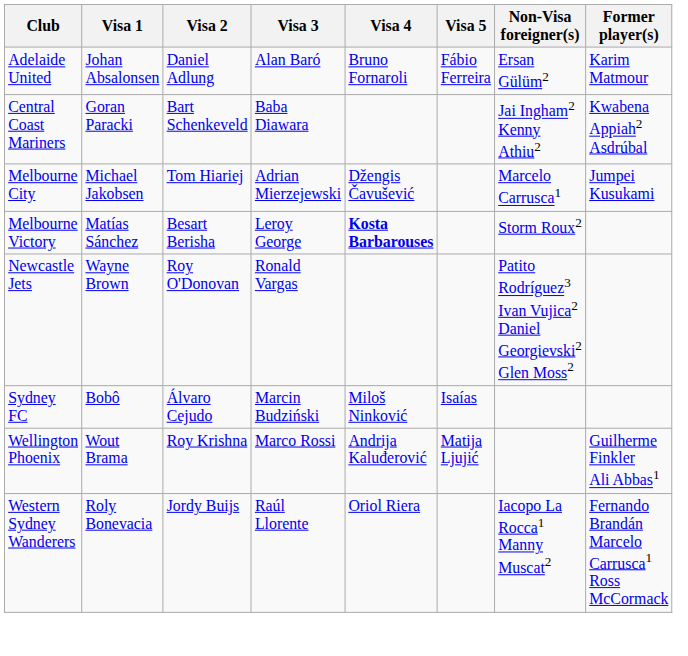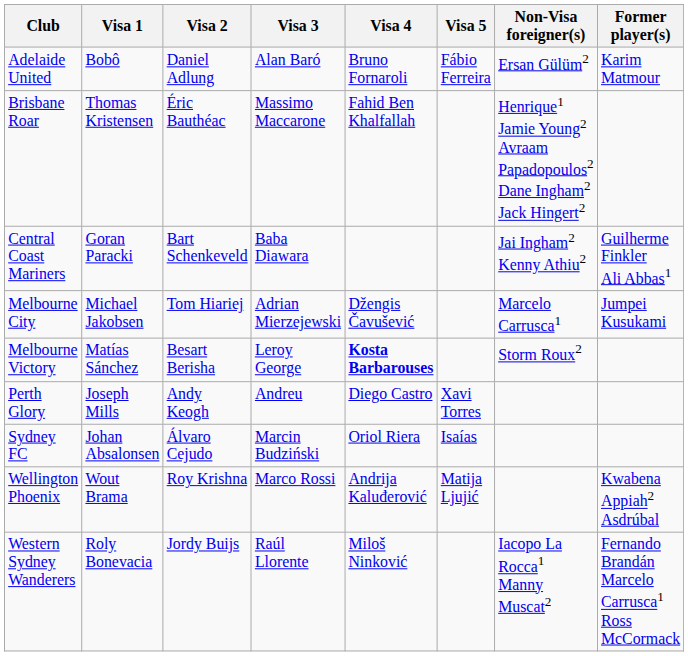(122, 68) Johan Absalonsen -> (103, 60) Bobô
+ row: (36, 111)
(619, 127) Kwabena Appiah2 Asdrúbal -> (636, 258) Guilherme Finkler Ali Abbas1
- row: (41, 275)
+ row: (27, 402)
(103, 398) Bobô -> (122, 445) Johan Absalonsen
(378, 406) Miloš Ninković -> (384, 436) Oriol Riera
(624, 460) Guilherme Finkler Ali Abbas1 -> (631, 499) Kwabena Appiah2 Asdrúbal
(384, 506) Oriol Riera -> (378, 553) Miloš Ninković
